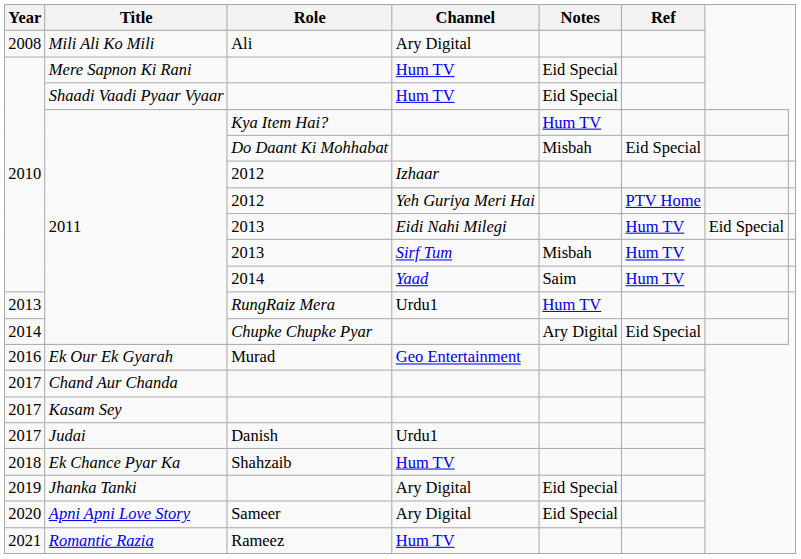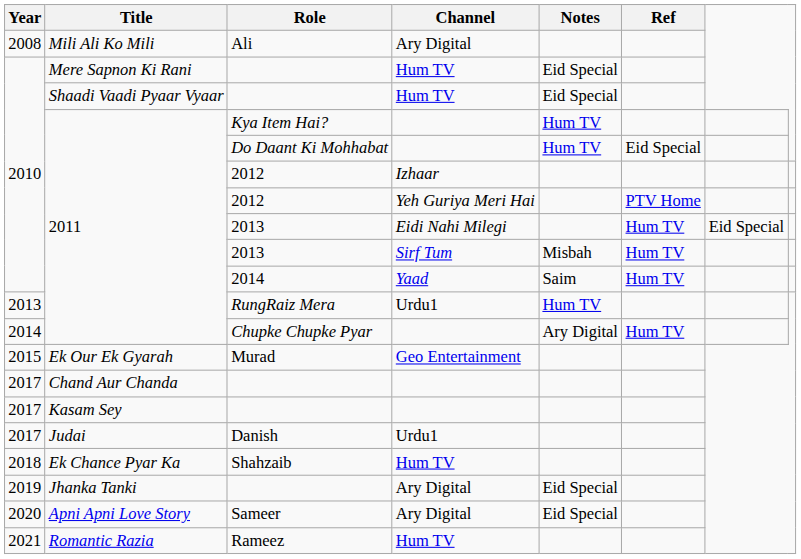(567, 148) Misbah -> (572, 148) Hum TV
(663, 331) Eid Special -> (655, 331) Hum TV
(25, 357) 2016 -> (25, 357) 2015
